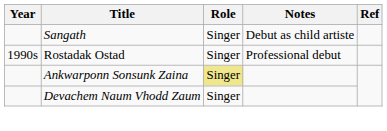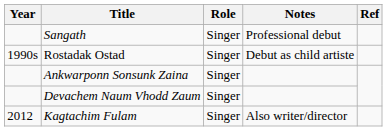(300, 34) Debut as child artiste -> (293, 34) Professional debut
(293, 55) Professional debut -> (300, 55) Debut as child artiste
(223, 75) khaki background -> (223, 75) no background
+ row: (90, 116)
